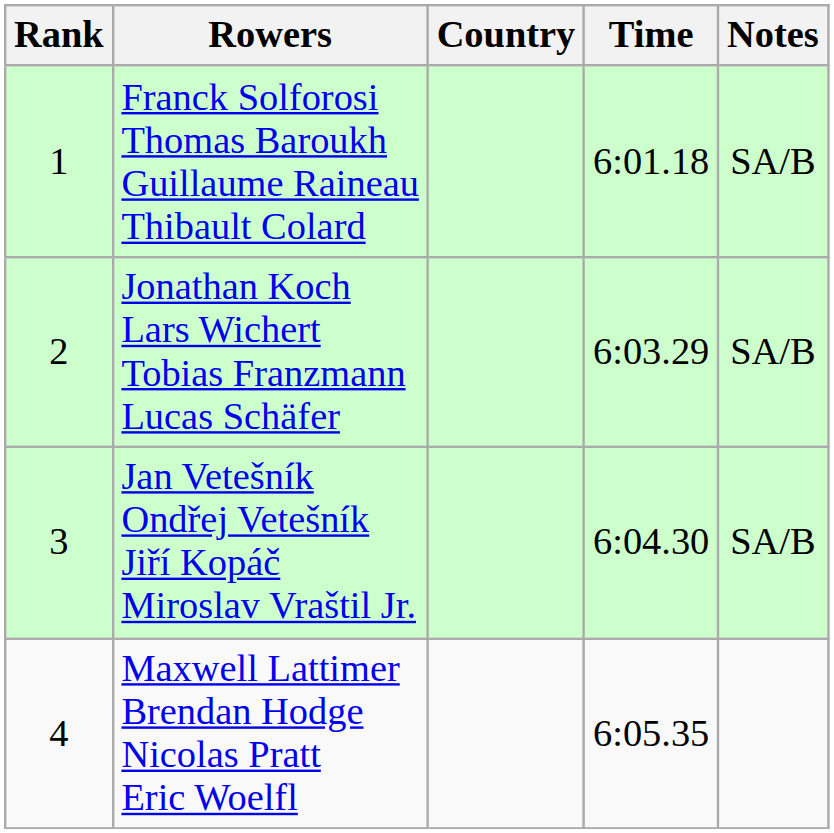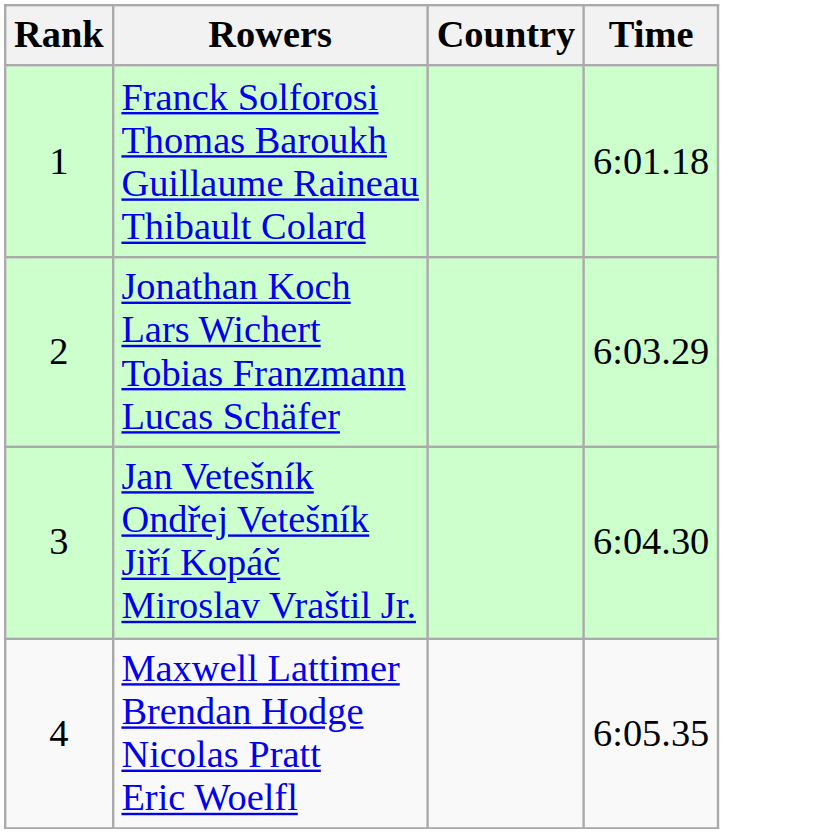- column: (773, 34)
